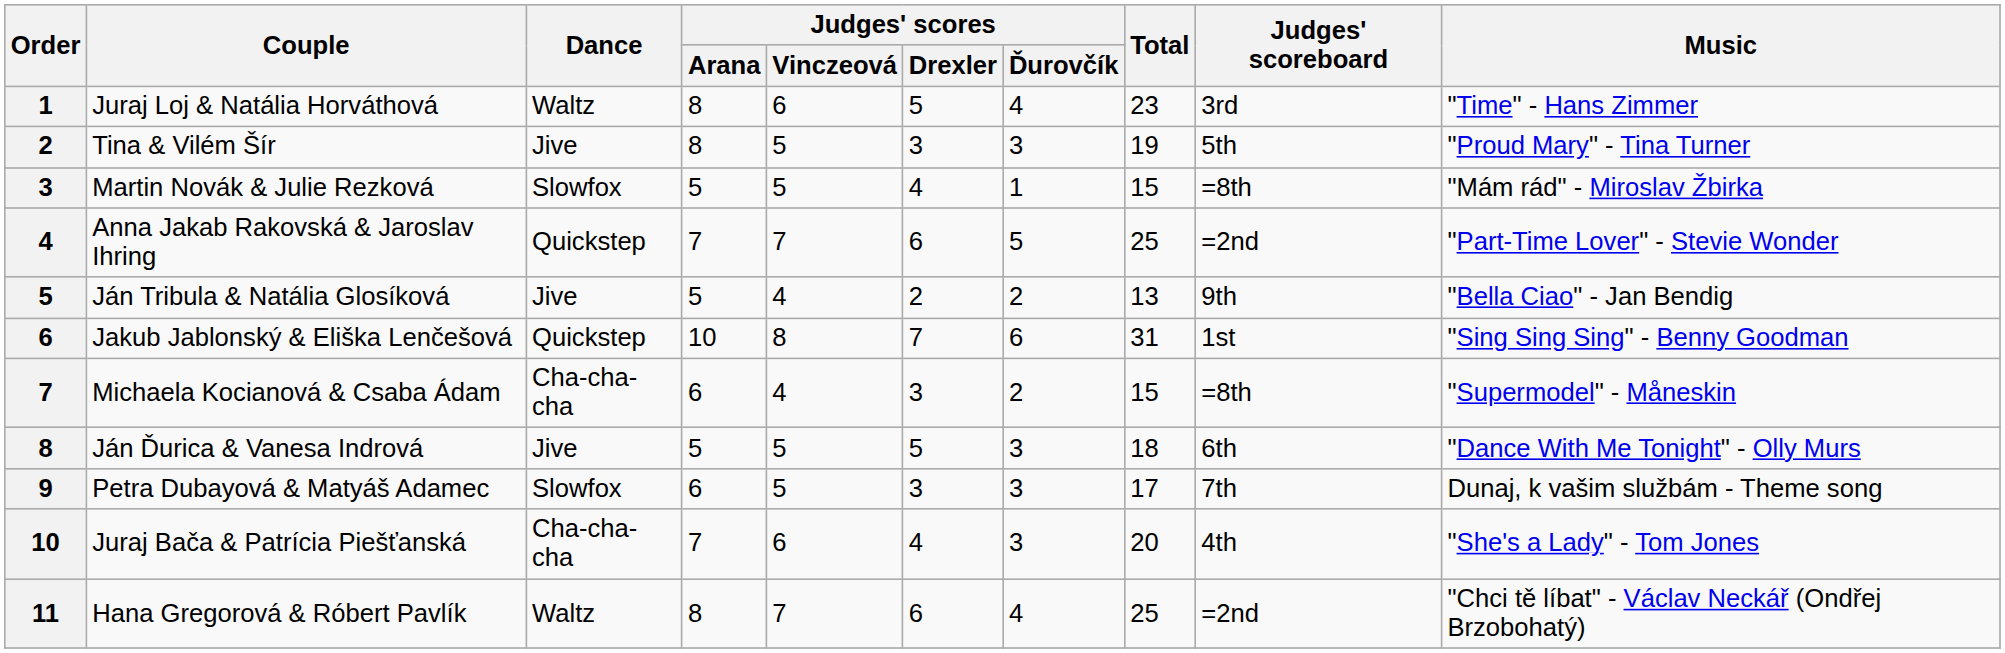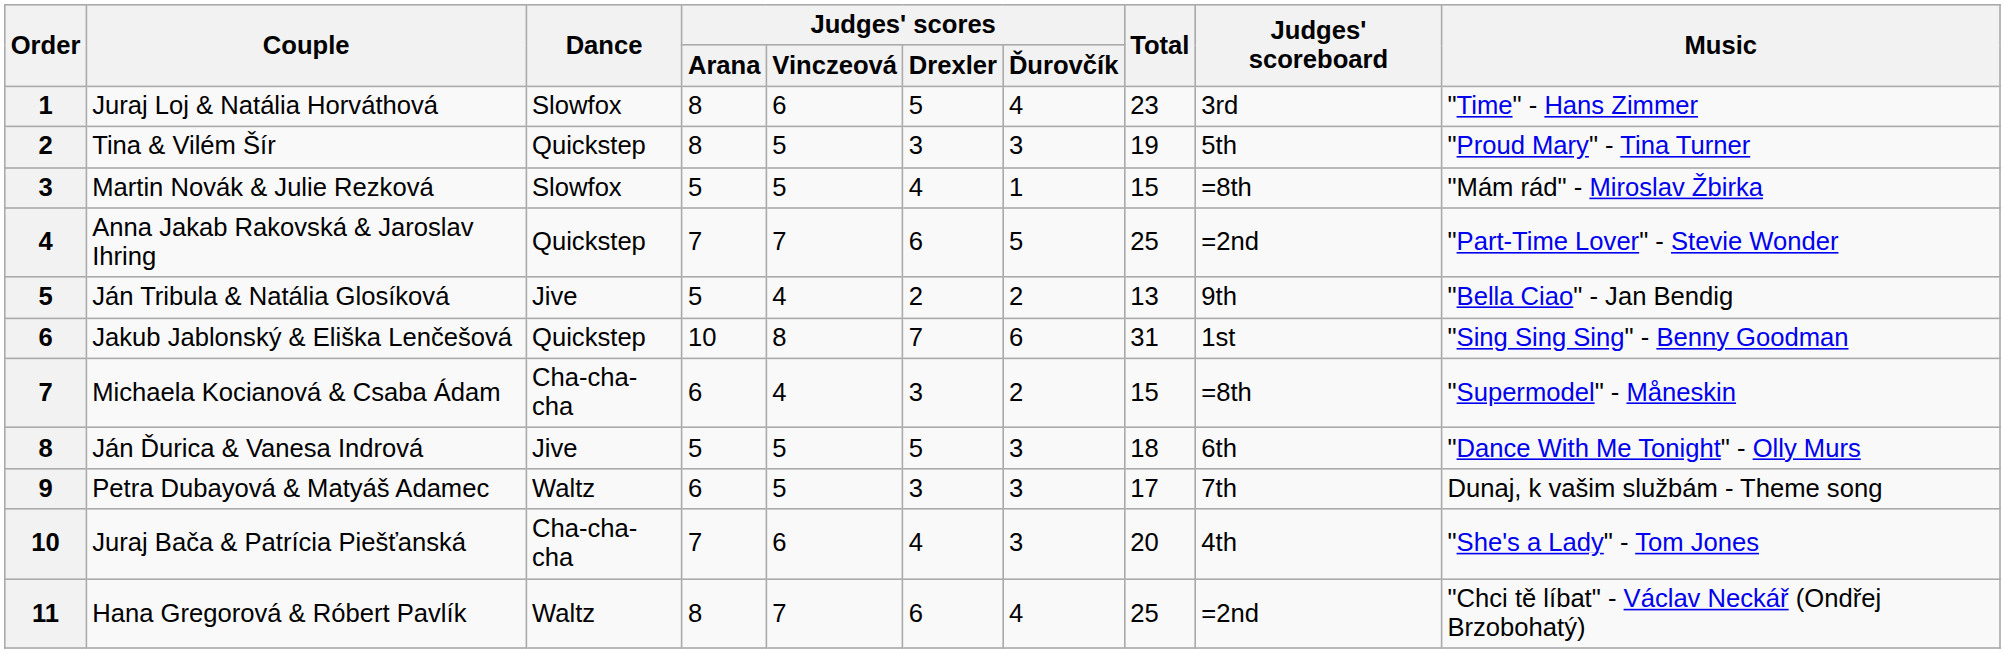(564, 106) Waltz -> (577, 106) Slowfox
(555, 146) Jive -> (589, 146) Quickstep
(577, 488) Slowfox -> (564, 488) Waltz
